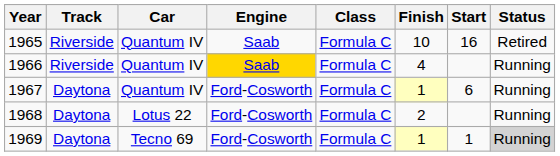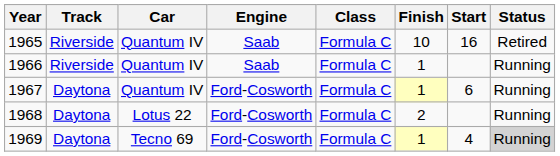(261, 66) gold background -> (261, 66) no background
(421, 66) 4 -> (421, 66) 1
(469, 139) 1 -> (469, 139) 4
